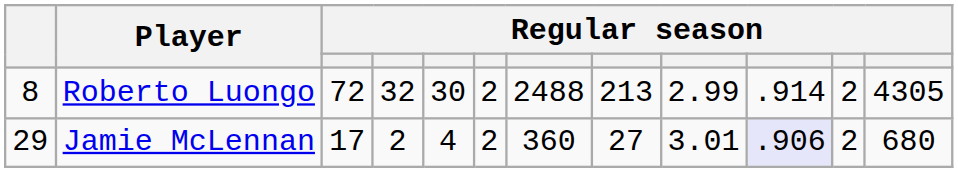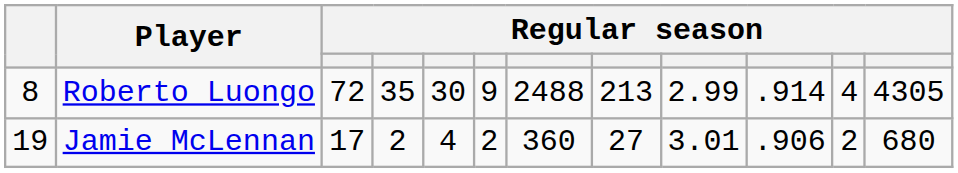(398, 93) 32 -> (398, 93) 35
(489, 93) 2 -> (489, 93) 9
(849, 93) 2 -> (849, 93) 4
(30, 142) 29 -> (30, 142) 19
(790, 142) lavender background -> (790, 142) no background
